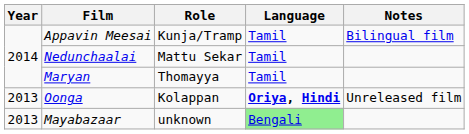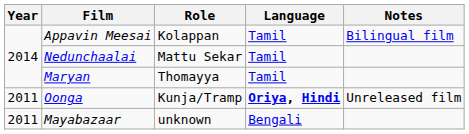(200, 36) Kunja/Tramp -> (188, 36) Kolappan
(23, 98) 2013 -> (23, 98) 2011
(188, 98) Kolappan -> (200, 98) Kunja/Tramp
(23, 119) 2013 -> (23, 119) 2011
(275, 119) lightgreen background -> (275, 119) no background
